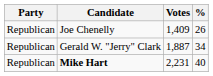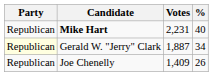rows swapped: (84, 63) <-> (87, 29)
(31, 46) no background -> (31, 46) lightyellow background
